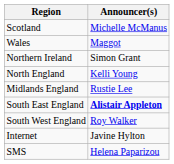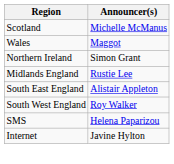- row: (35, 74)
(126, 105) bold -> (124, 89) normal
rows swapped: (22, 136) <-> (16, 151)
